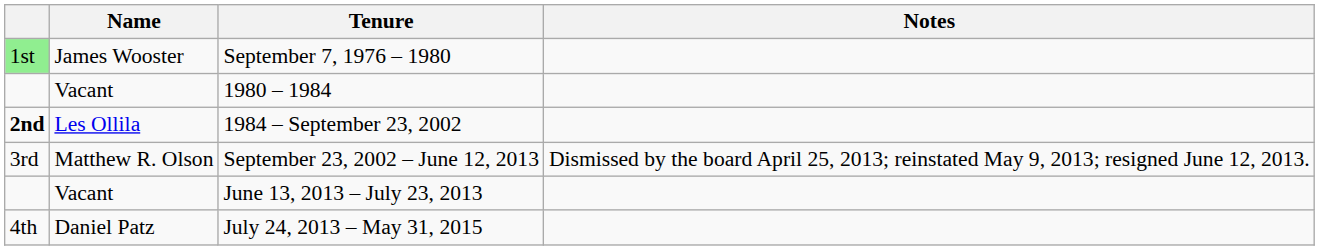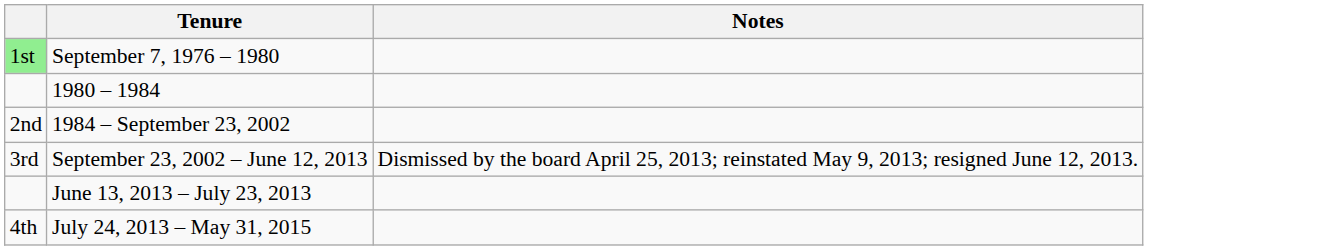- column: (134, 21)
(27, 124) bold -> (26, 124) normal
